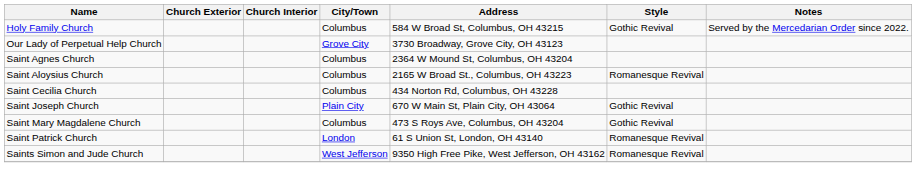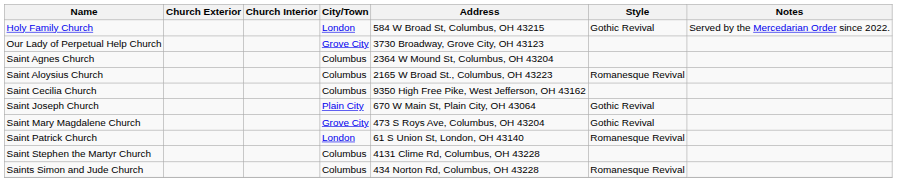(344, 28) Columbus -> (338, 28) London
(475, 91) 434 Norton Rd, Columbus, OH 43228 -> (480, 91) 9350 High Free Pike, West Jefferson, OH 43162
(344, 122) Columbus -> (345, 122) Grove City
+ row: (79, 153)
(355, 153) West Jefferson -> (344, 169) Columbus
(498, 153) 9350 High Free Pike, West Jefferson, OH 43162 -> (456, 169) 434 Norton Rd, Columbus, OH 43228
